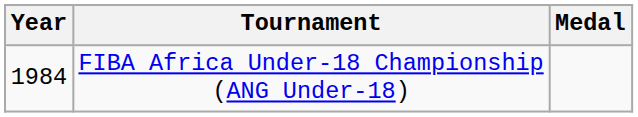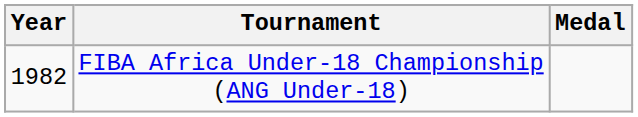(39, 78) 1984 -> (39, 78) 1982
